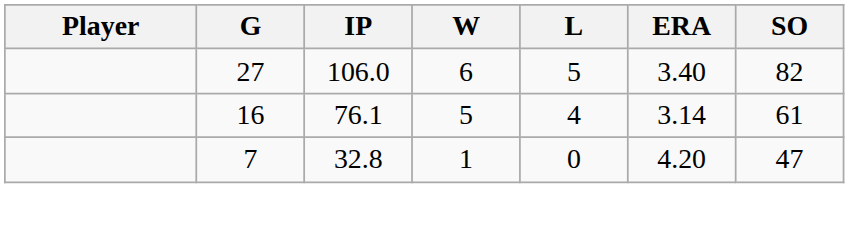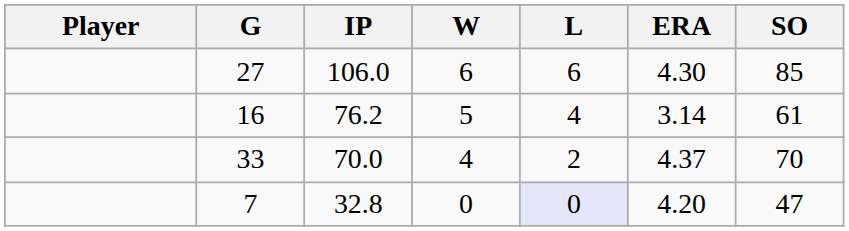(574, 70) 5 -> (574, 70) 6
(682, 70) 3.40 -> (682, 70) 4.30
(790, 70) 82 -> (790, 70) 85
(358, 114) 76.1 -> (358, 114) 76.2
+ row: (250, 159)
(466, 159) 1 -> (466, 203) 0
(574, 159) no background -> (574, 203) lavender background
